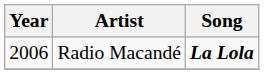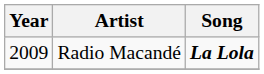(29, 53) 2006 -> (29, 53) 2009
